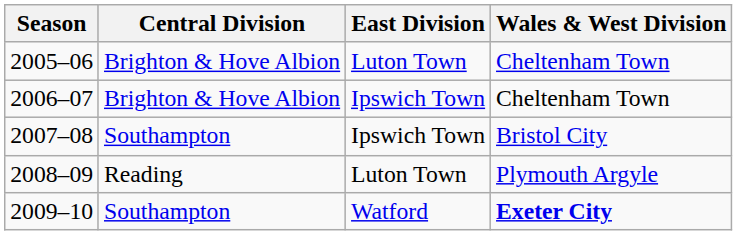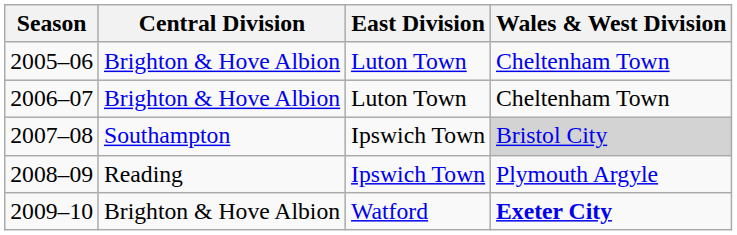(418, 98) Ipswich Town -> (409, 98) Luton Town
(552, 135) no background -> (552, 135) lightgrey background
(409, 173) Luton Town -> (418, 173) Ipswich Town
(167, 211) Southampton -> (222, 211) Brighton & Hove Albion
